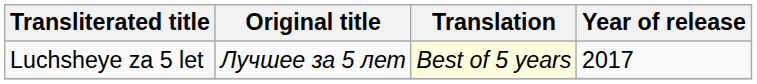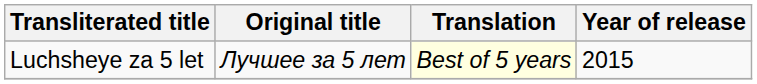(608, 59) 2017 -> (608, 59) 2015
